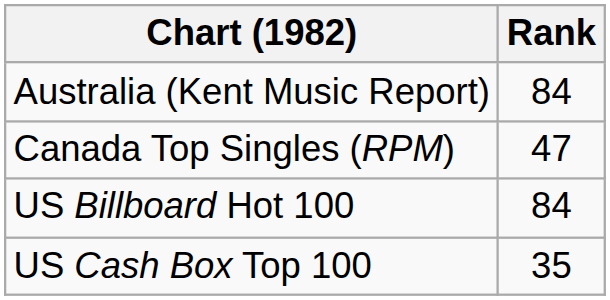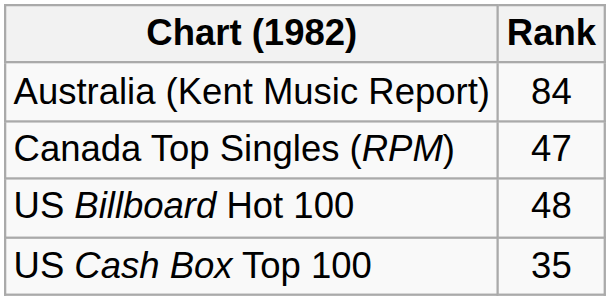(551, 206) 84 -> (551, 206) 48
